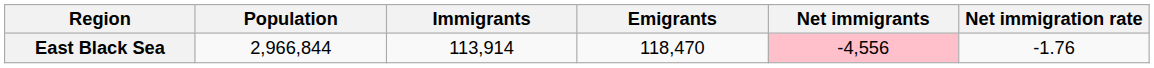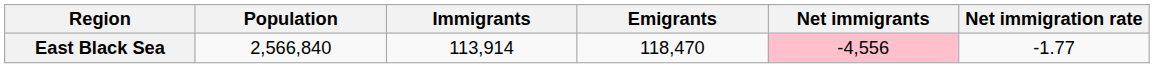(291, 47) 2,966,844 -> (291, 47) 2,566,840
(1054, 47) -1.76 -> (1054, 47) -1.77
